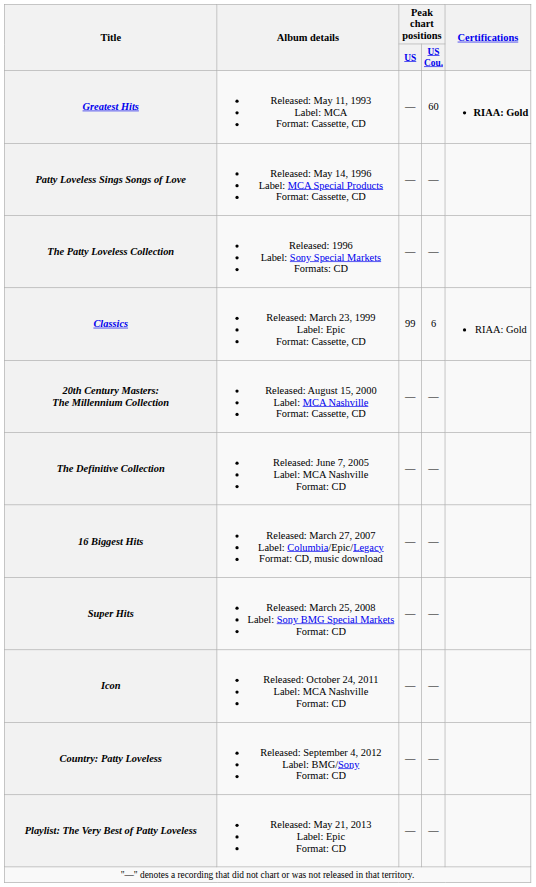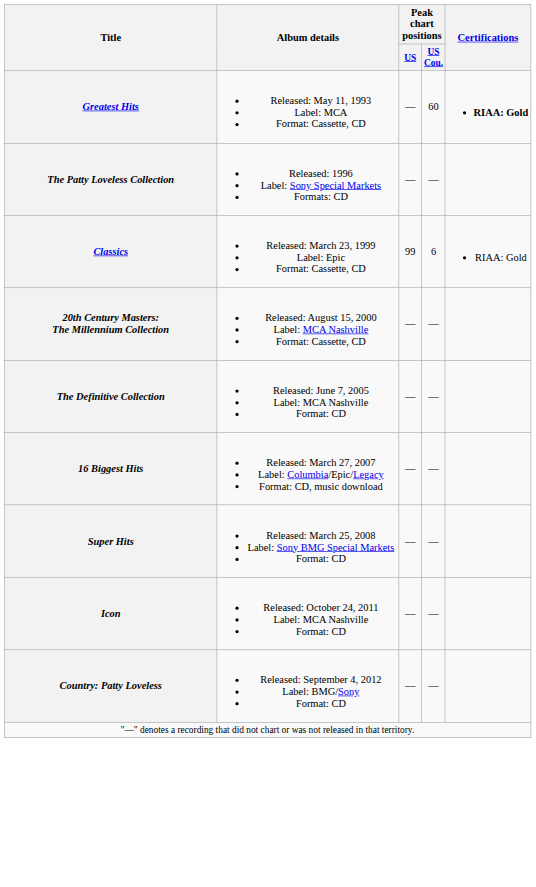- row: (111, 179)
- row: (111, 831)
